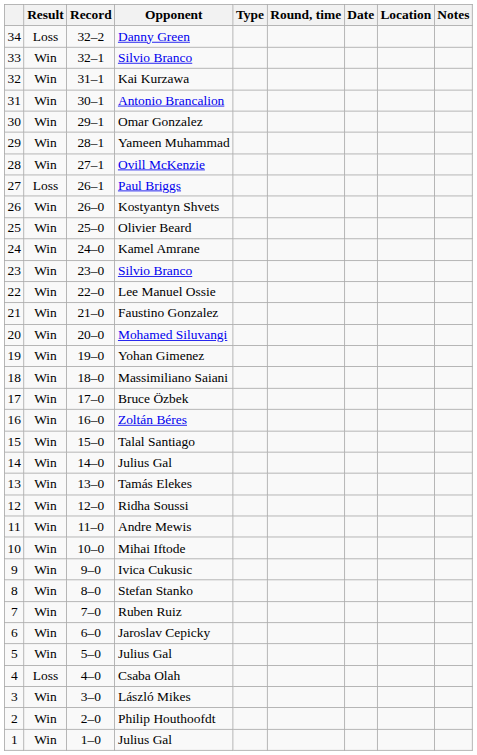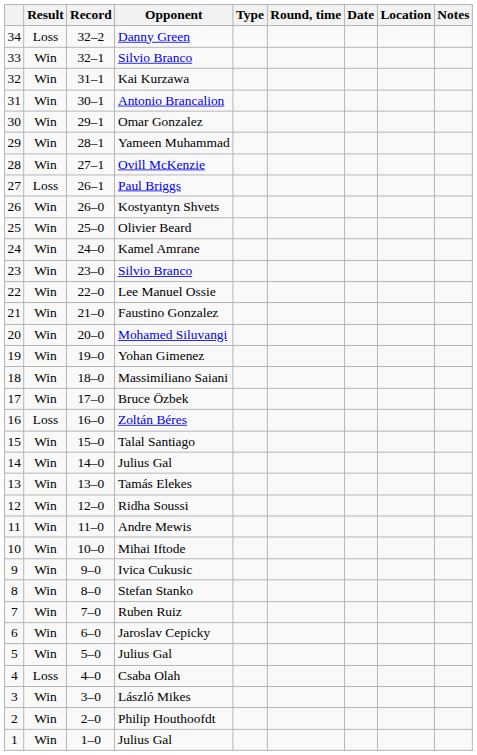(45, 420) Win -> (45, 420) Loss
